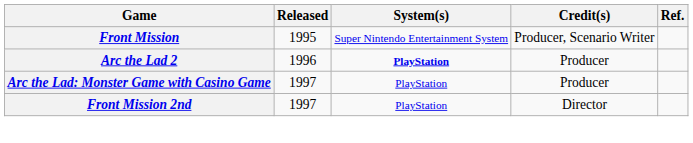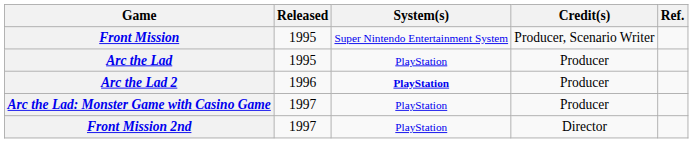+ row: (139, 60)
